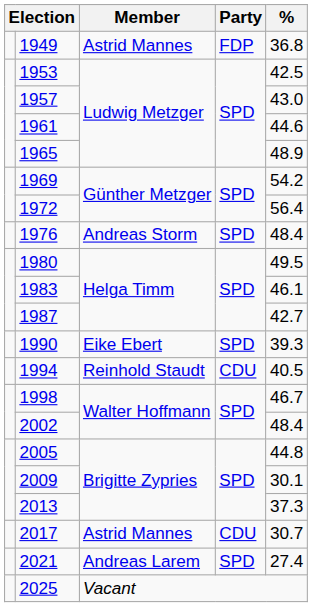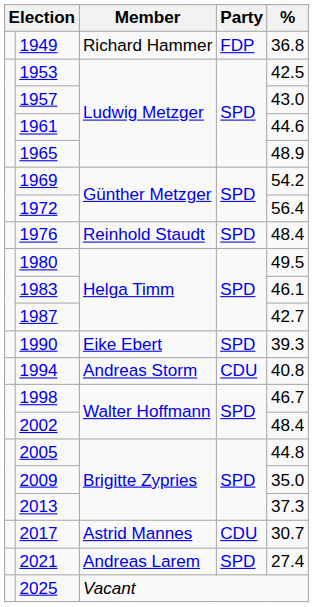(138, 45) Astrid Mannes -> (148, 45) Richard Hammer
(140, 235) Andreas Storm -> (144, 235) Reinhold Staudt
(144, 371) Reinhold Staudt -> (140, 371) Andreas Storm
(287, 371) 40.5 -> (288, 371) 40.8
(287, 479) 30.1 -> (288, 479) 35.0
